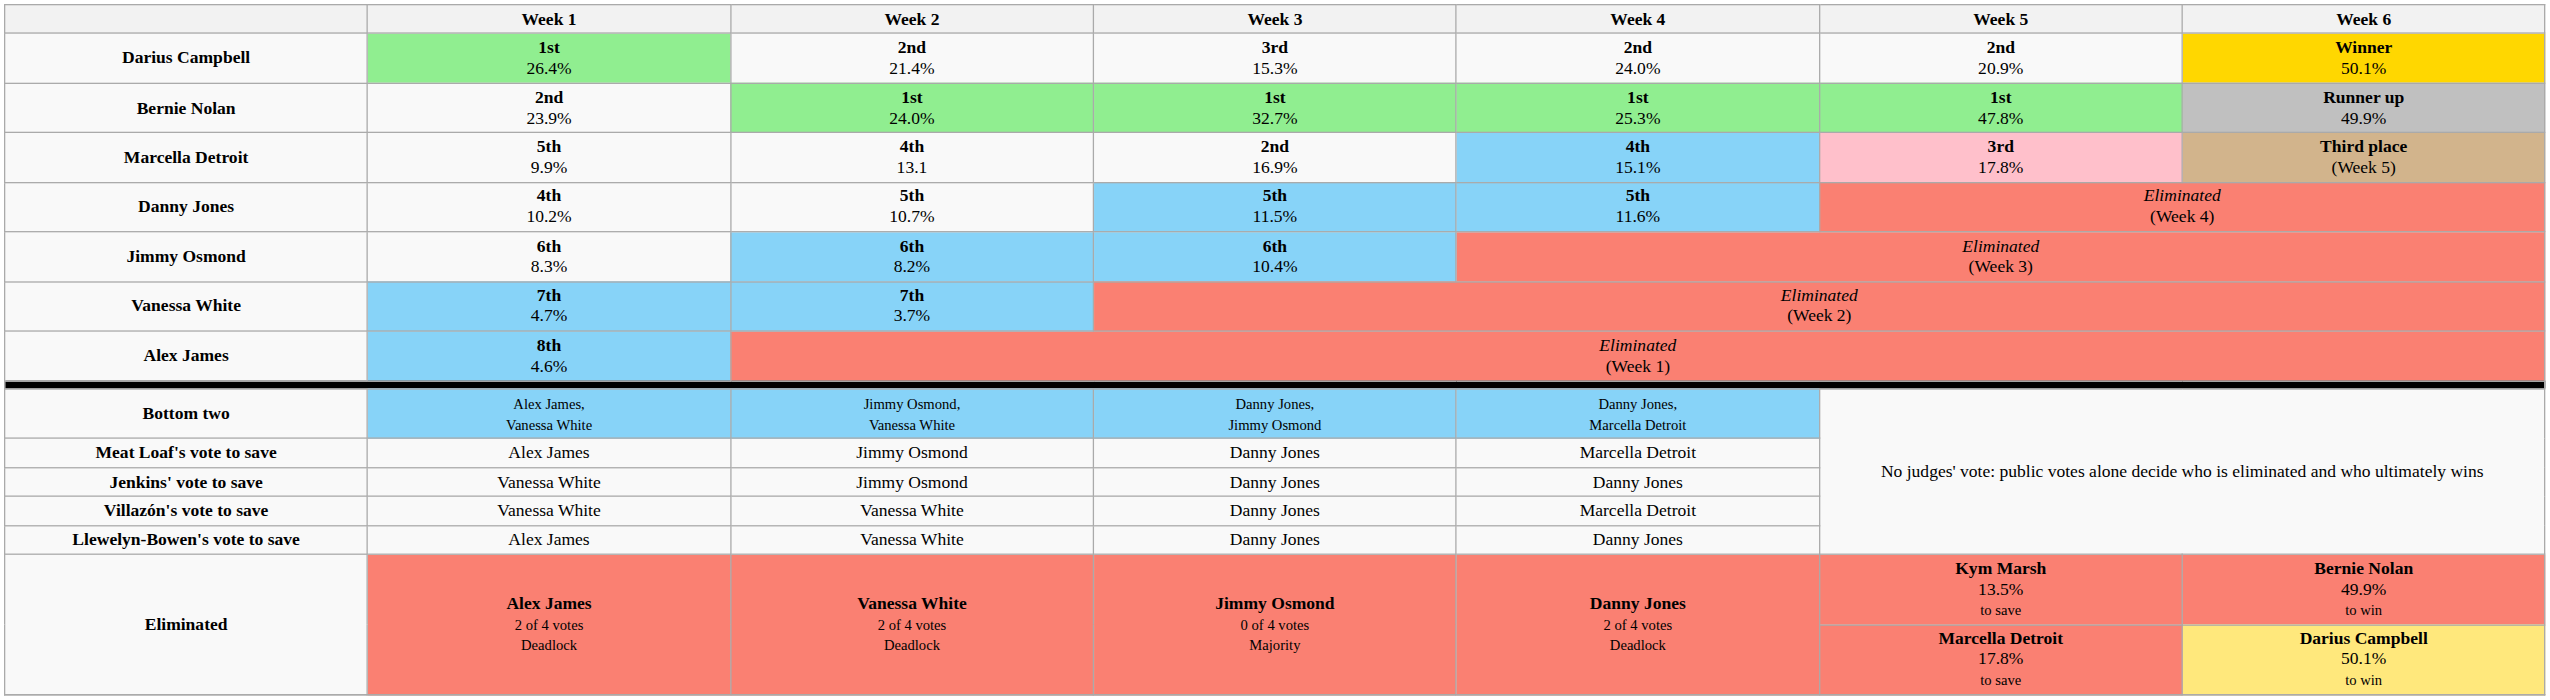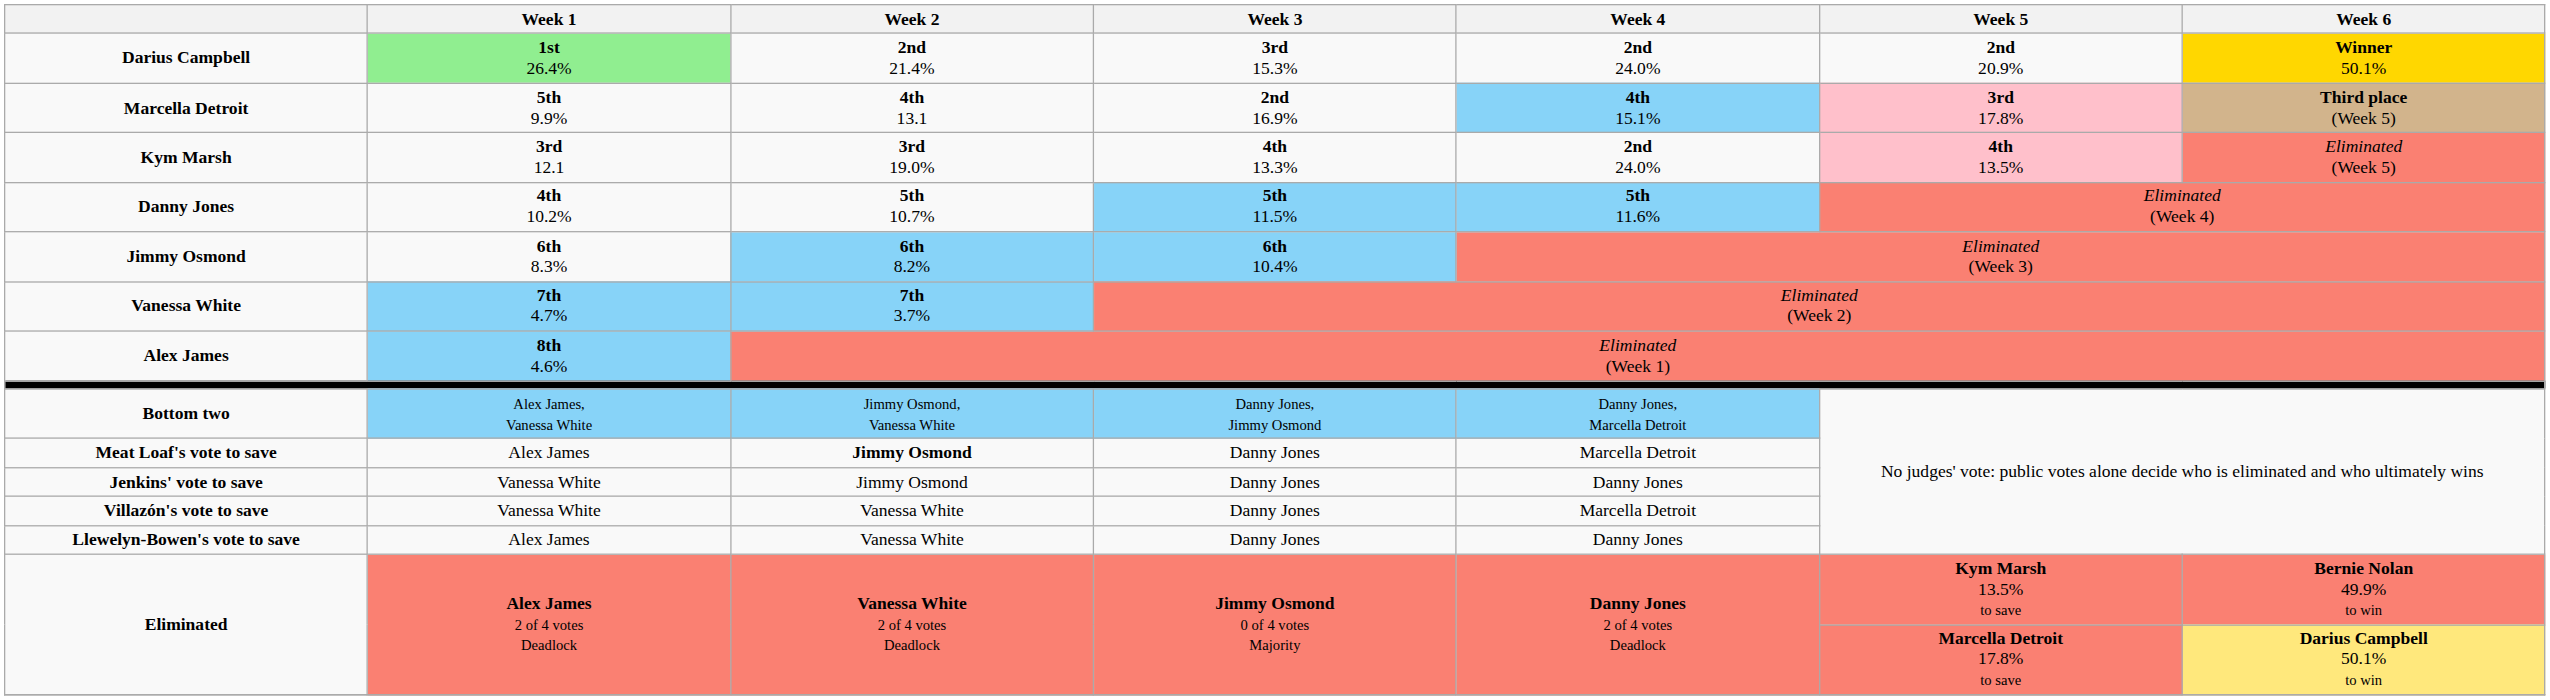- row: (186, 107)
+ row: (186, 156)
(912, 452) normal -> (912, 452) bold
